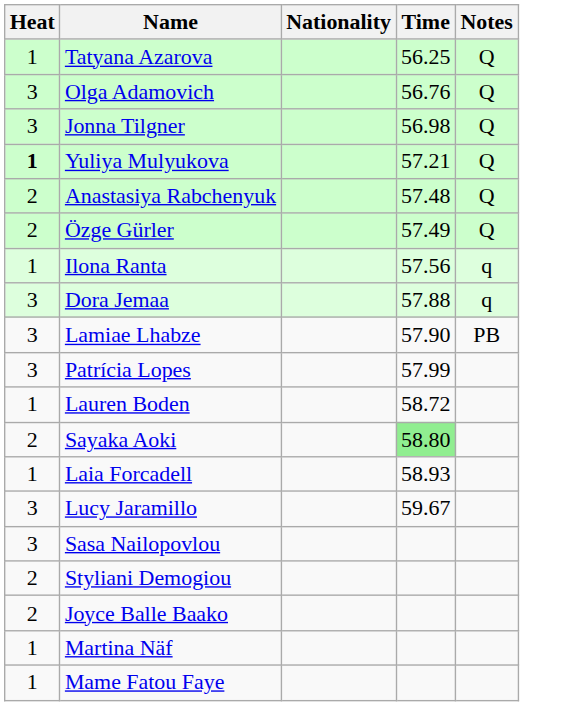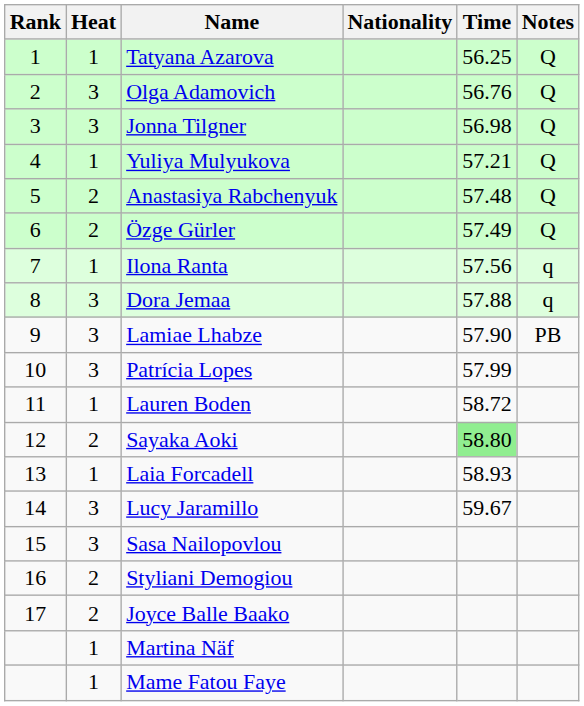+ column: (35, 21)
(32, 160) bold -> (94, 160) normal
